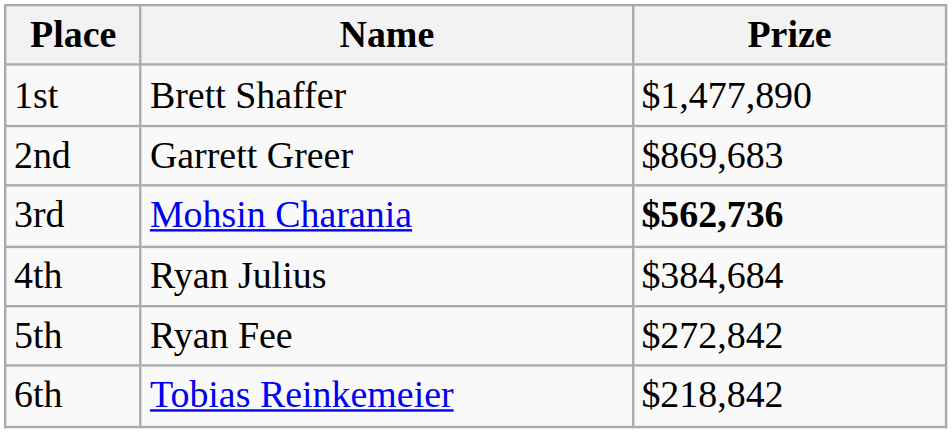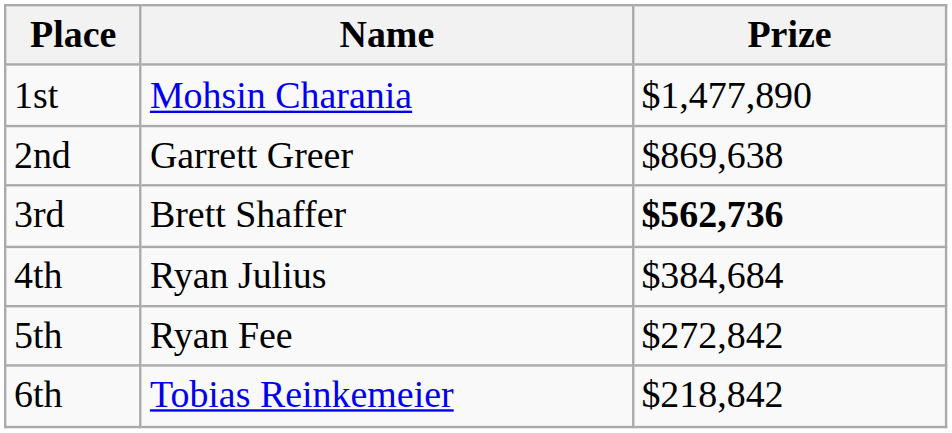(248, 94) Brett Shaffer -> (281, 94) Mohsin Charania
(712, 154) $869,683 -> (712, 154) $869,638
(281, 214) Mohsin Charania -> (248, 214) Brett Shaffer
